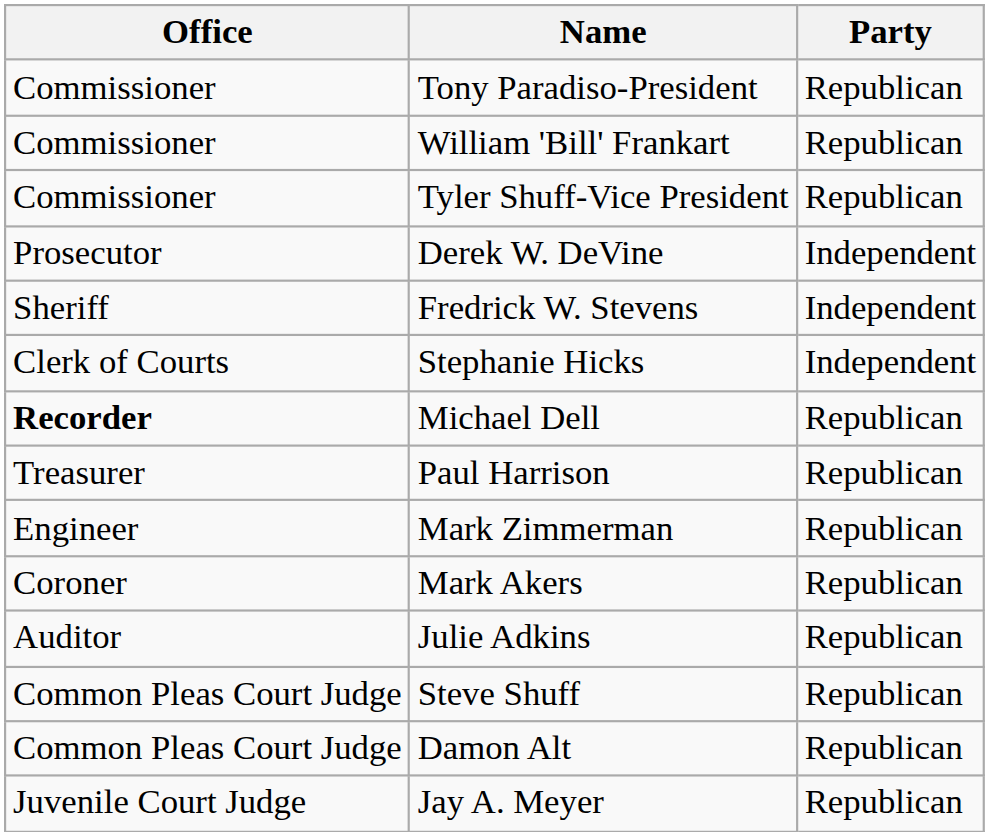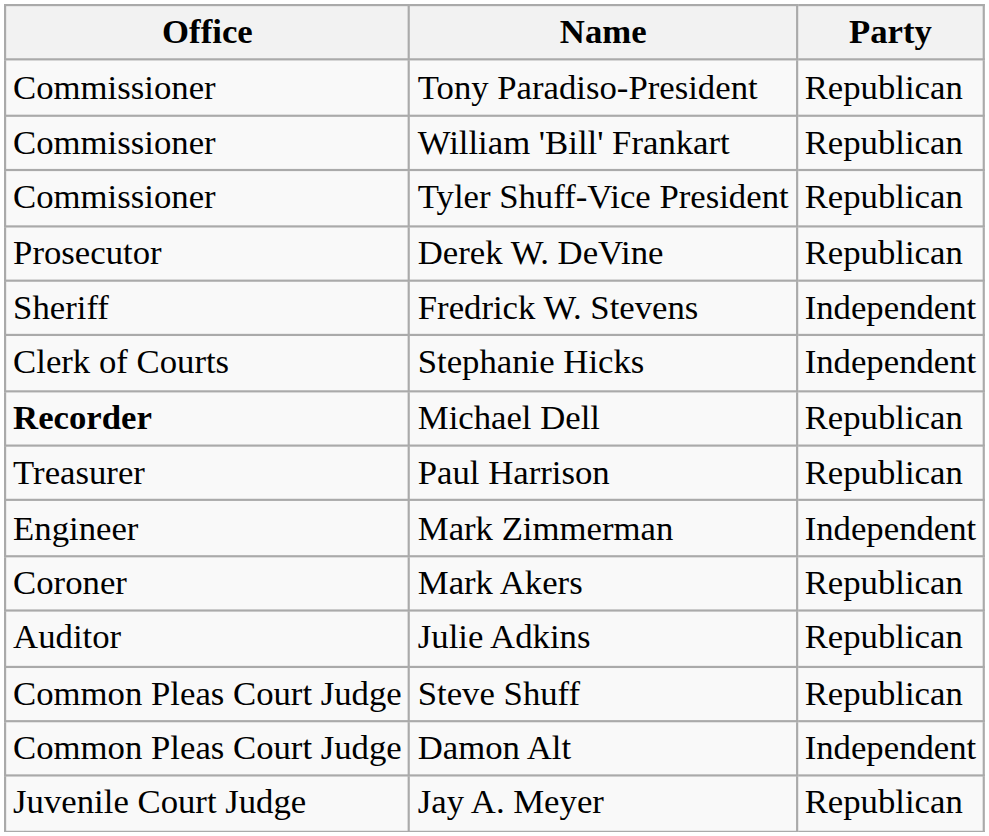(890, 252) Independent -> (884, 252) Republican
(884, 527) Republican -> (890, 527) Independent
(884, 747) Republican -> (890, 747) Independent
